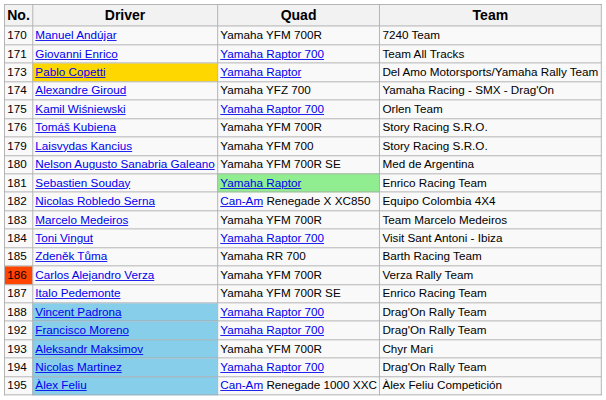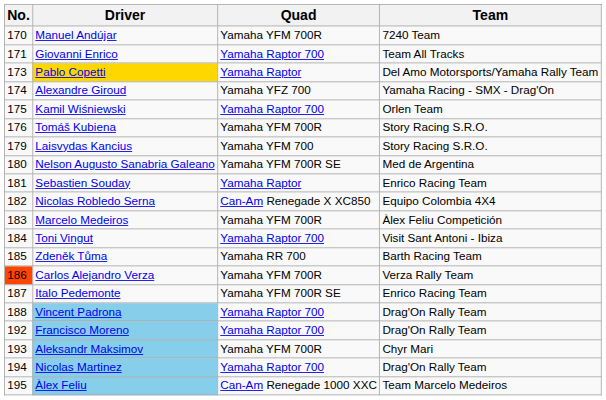(261, 183) lightgreen background -> (261, 183) no background
(445, 219) Team Marcelo Medeiros -> (442, 219) Àlex Feliu Competición
(442, 385) Àlex Feliu Competición -> (445, 385) Team Marcelo Medeiros
